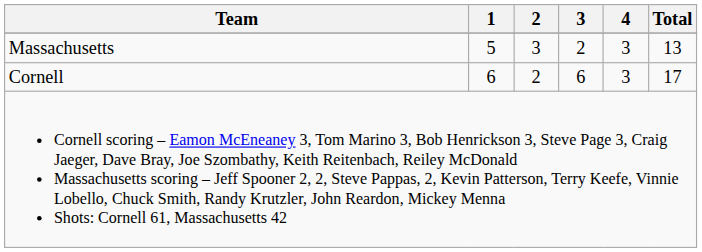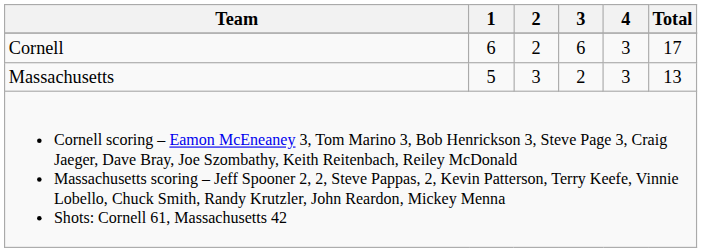rows swapped: (36, 76) <-> (61, 47)
